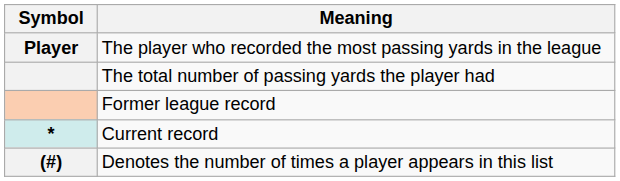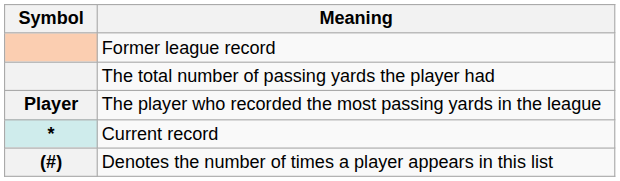rows swapped: (352, 47) <-> (189, 104)
